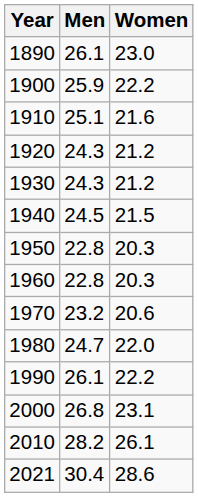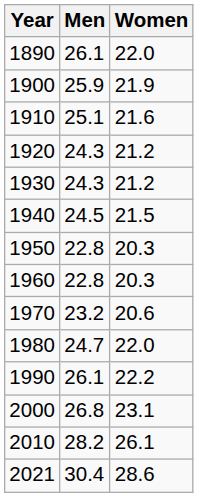(135, 53) 23.0 -> (135, 53) 22.0
(135, 85) 22.2 -> (135, 85) 21.9
